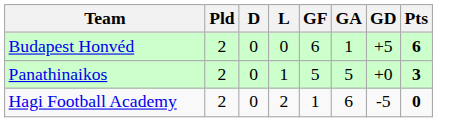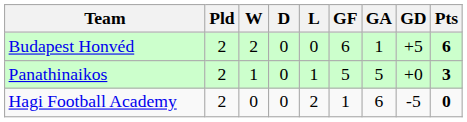+ column: (254, 18)
